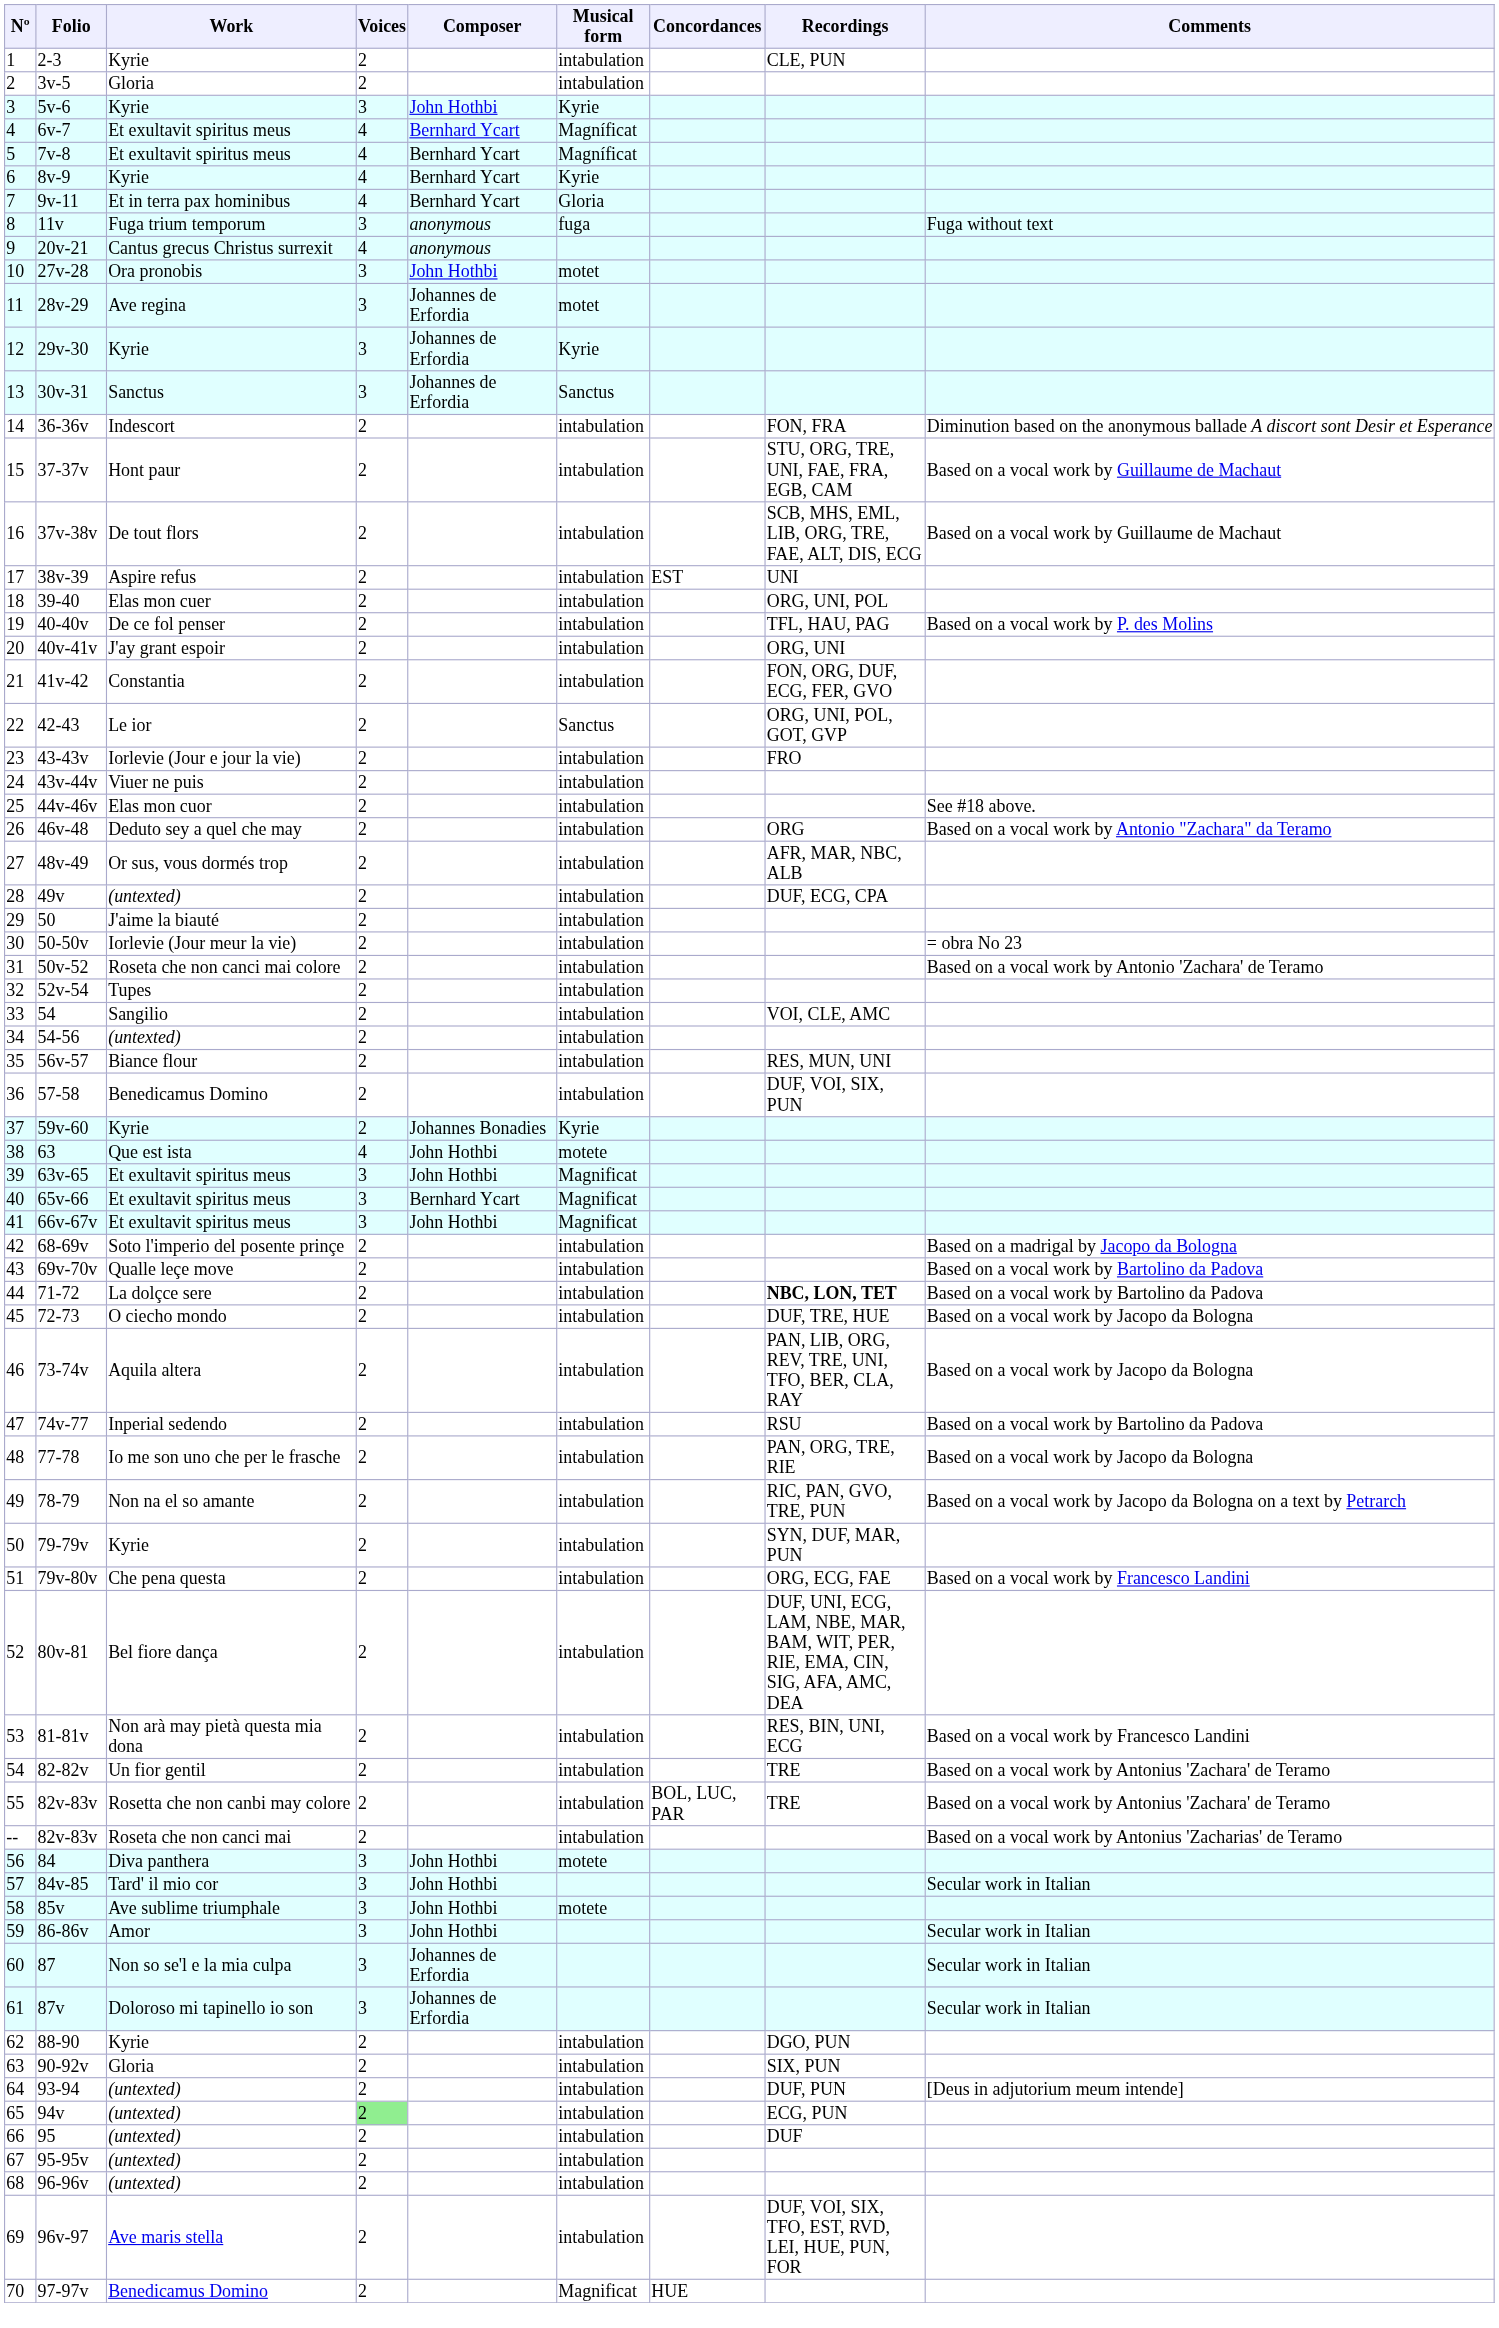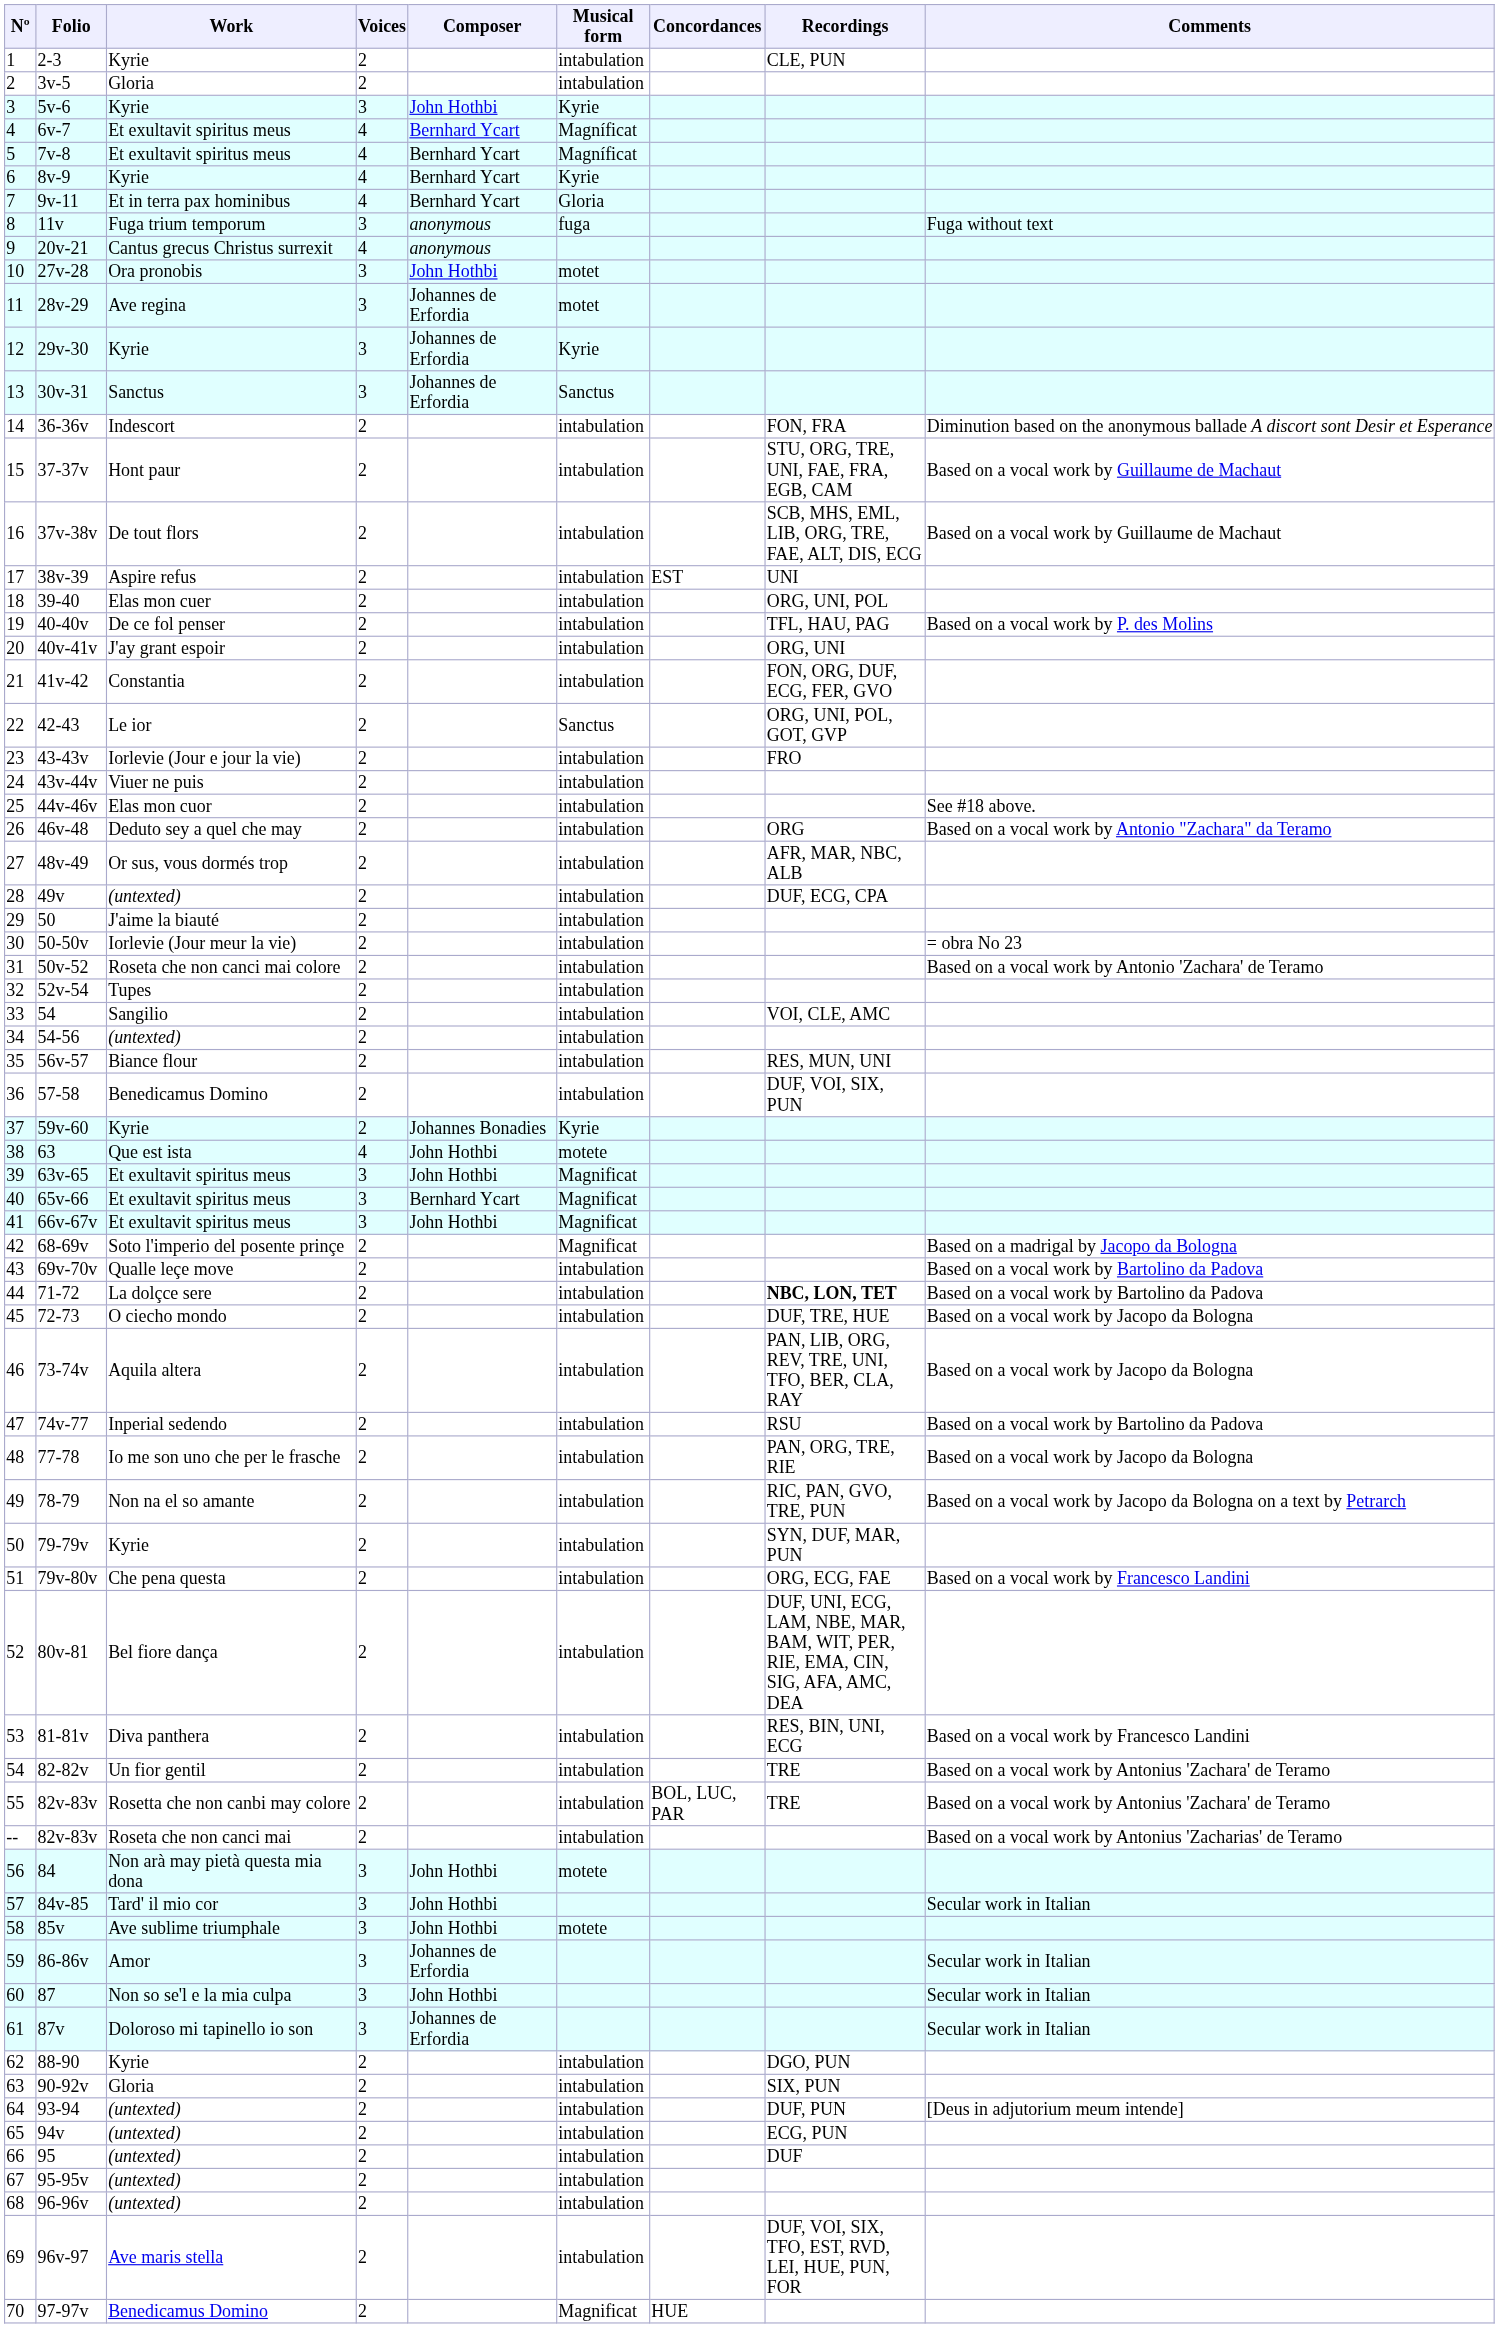(601, 1246) intabulation -> (598, 1246) Magnificat
(215, 1736) Non arà may pietà questa mia dona -> (159, 1736) Diva panthera
(159, 1860) Diva panthera -> (215, 1870) Non arà may pietà questa mia dona
(453, 1931) John Hothbi -> (453, 1961) Johannes de Erfordia
(453, 1965) Johannes de Erfordia -> (453, 1995) John Hothbi
(362, 2112) lightgreen background -> (362, 2133) no background
